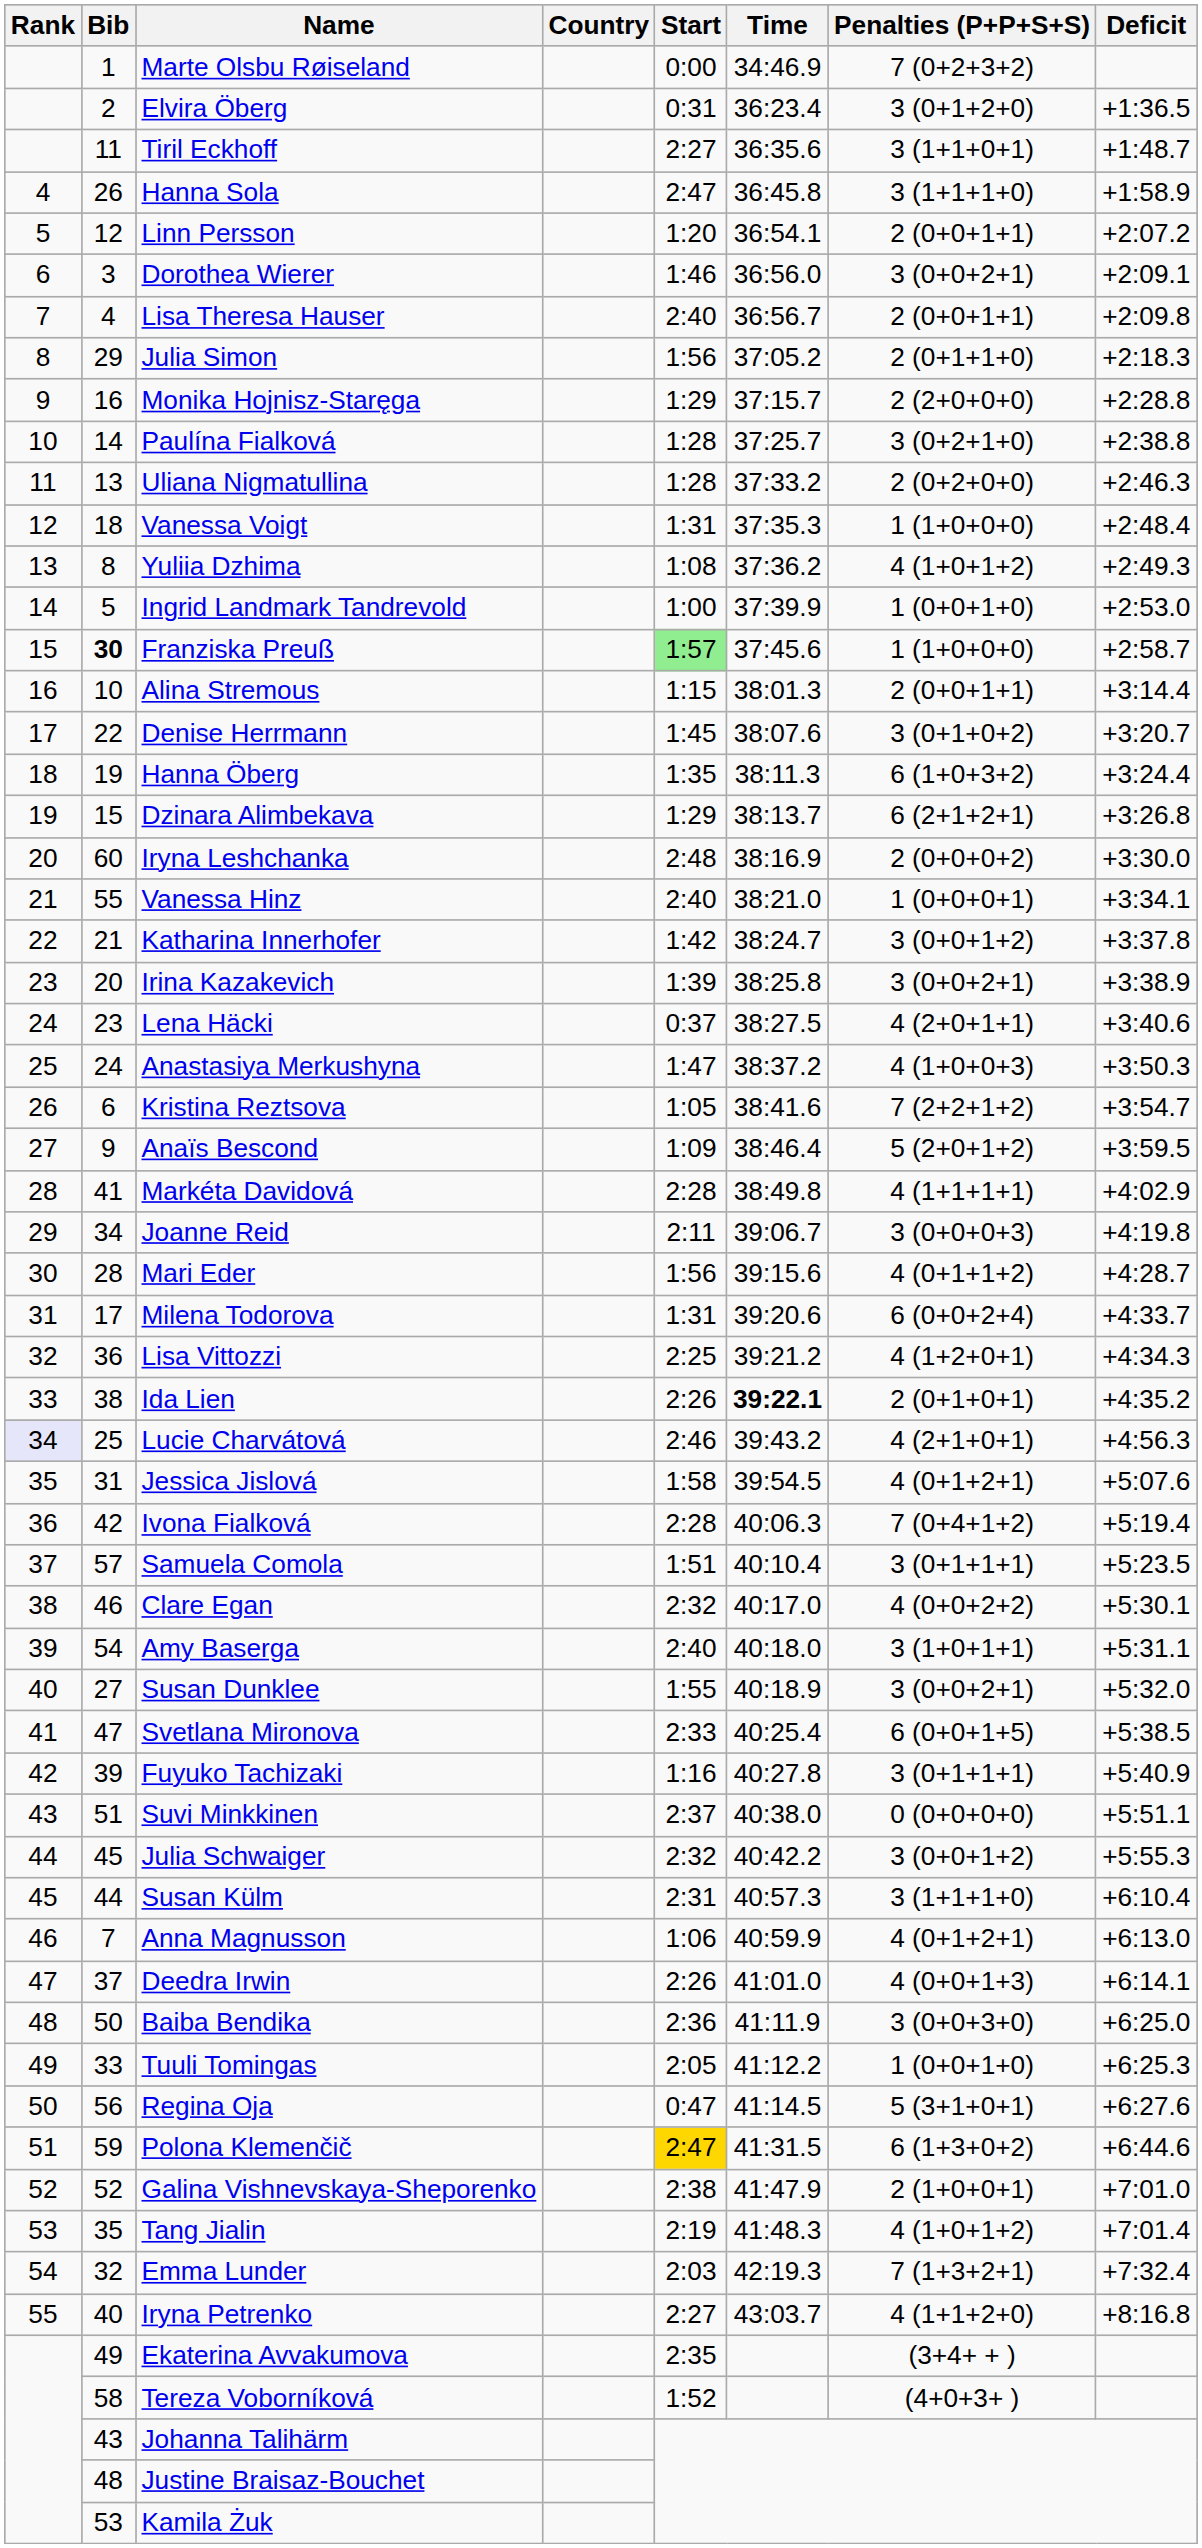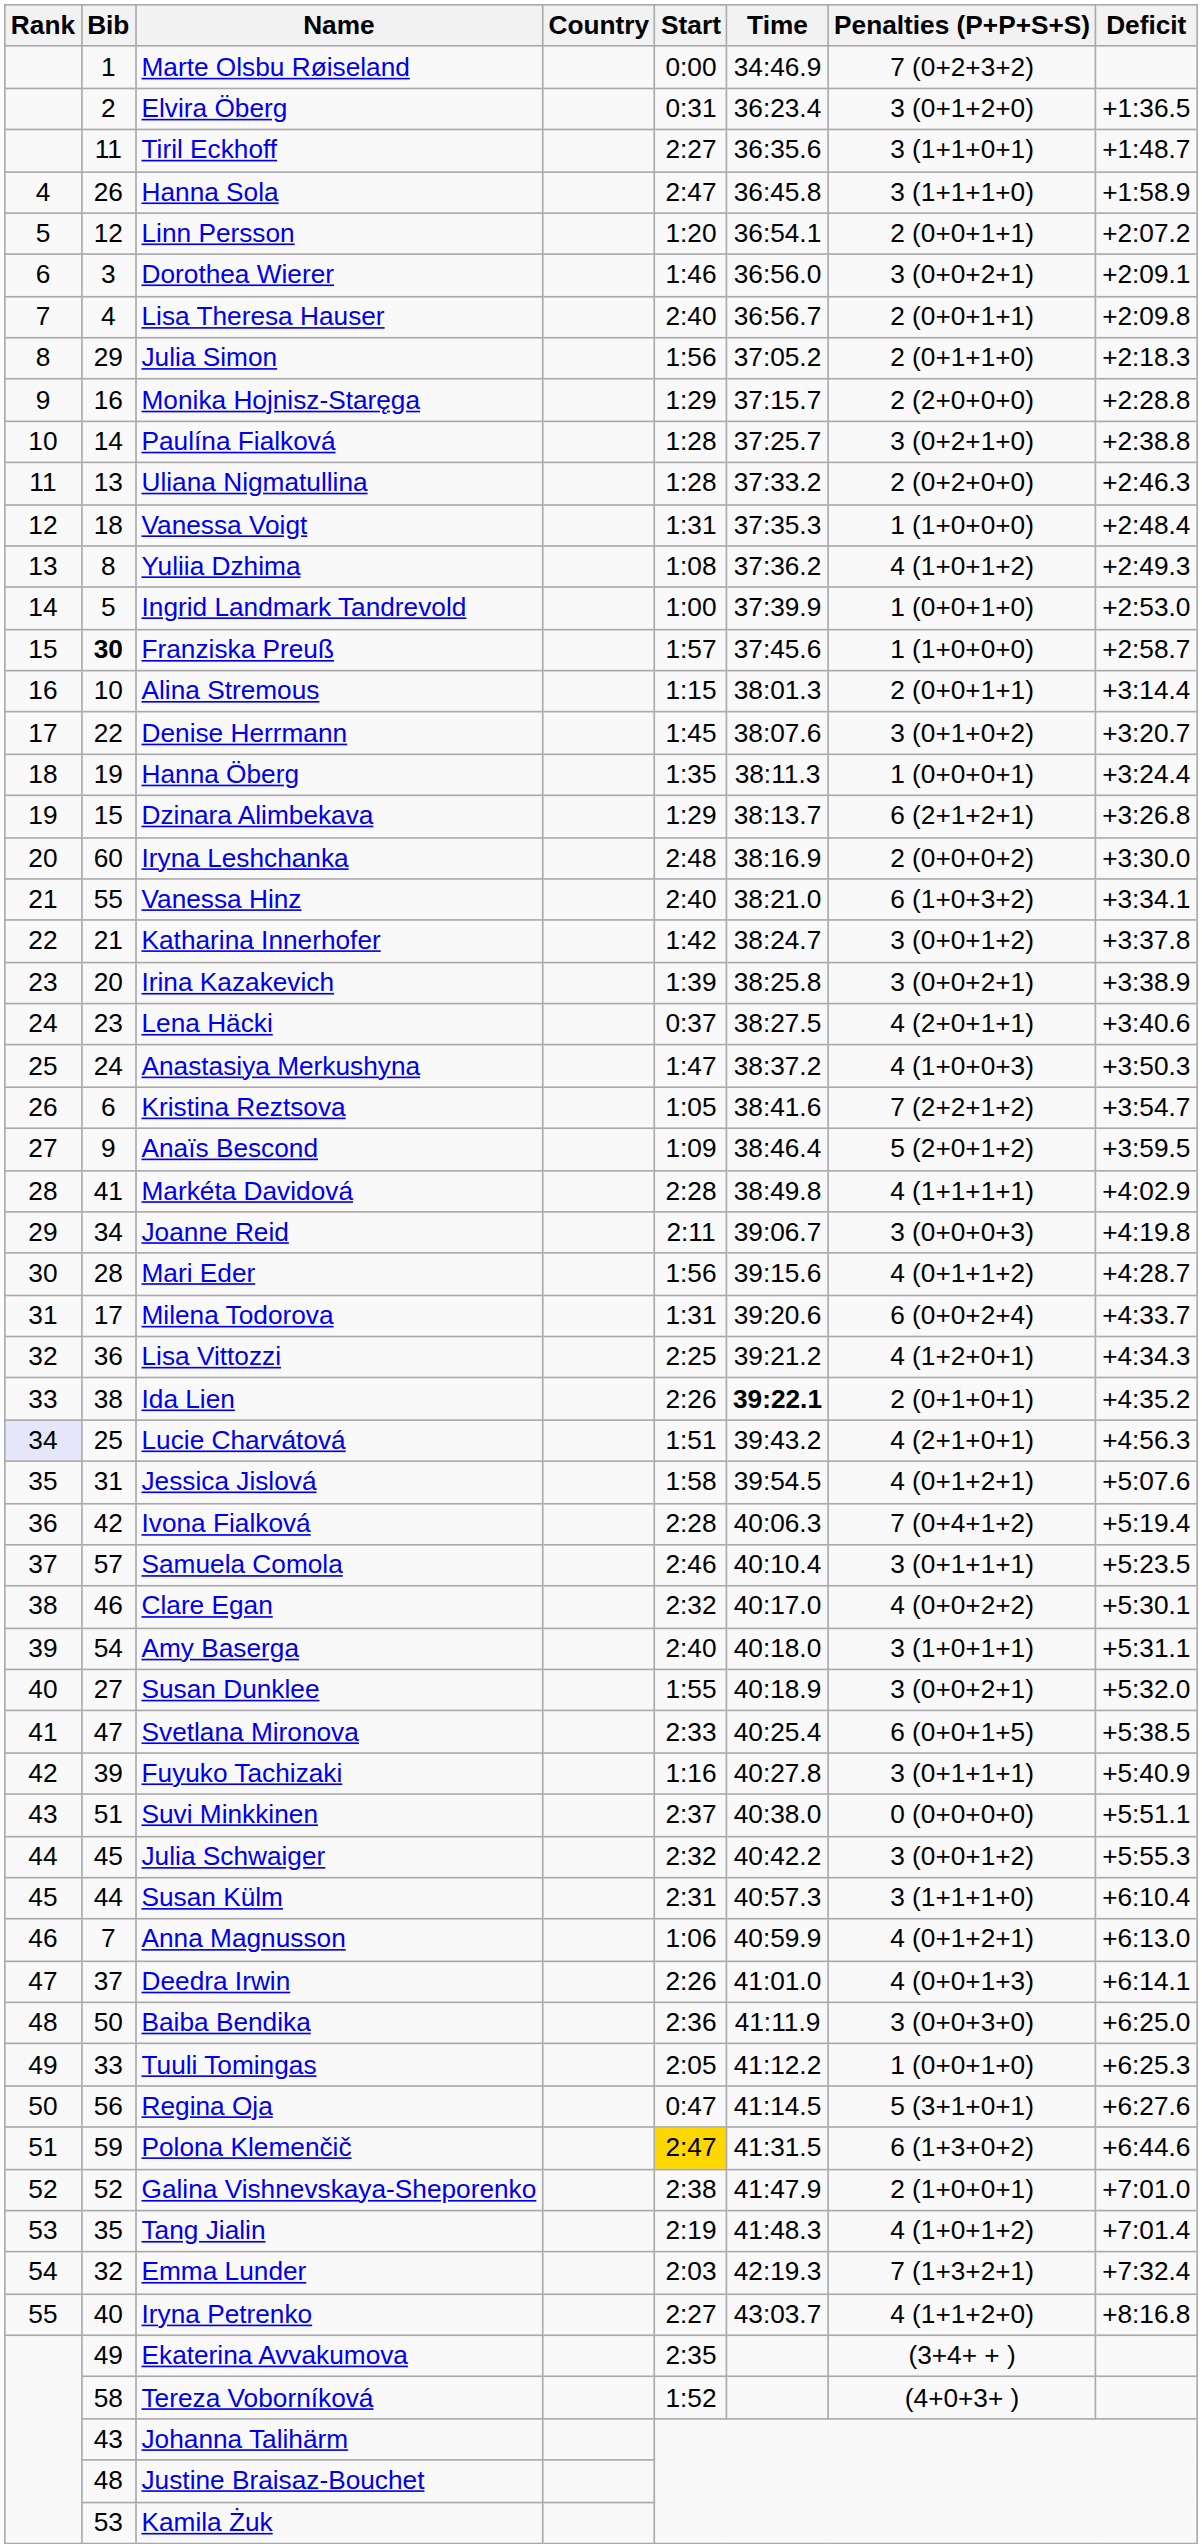(691, 649) lightgreen background -> (691, 649) no background
(962, 774) 6 (1+0+3+2) -> (962, 774) 1 (0+0+0+1)
(962, 899) 1 (0+0+0+1) -> (962, 899) 6 (1+0+3+2)
(691, 1440) 2:46 -> (691, 1440) 1:51
(691, 1565) 1:51 -> (691, 1565) 2:46
